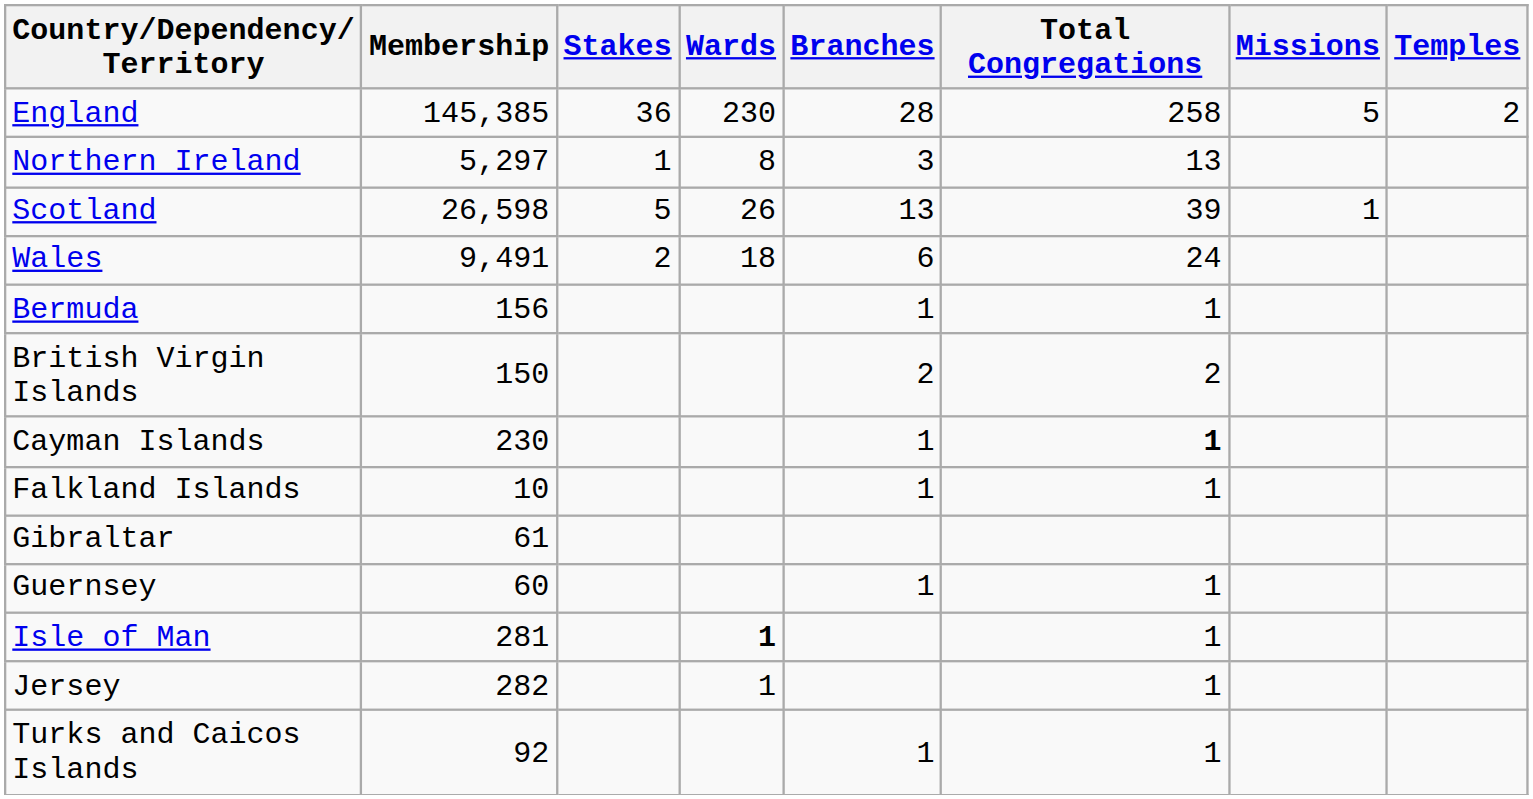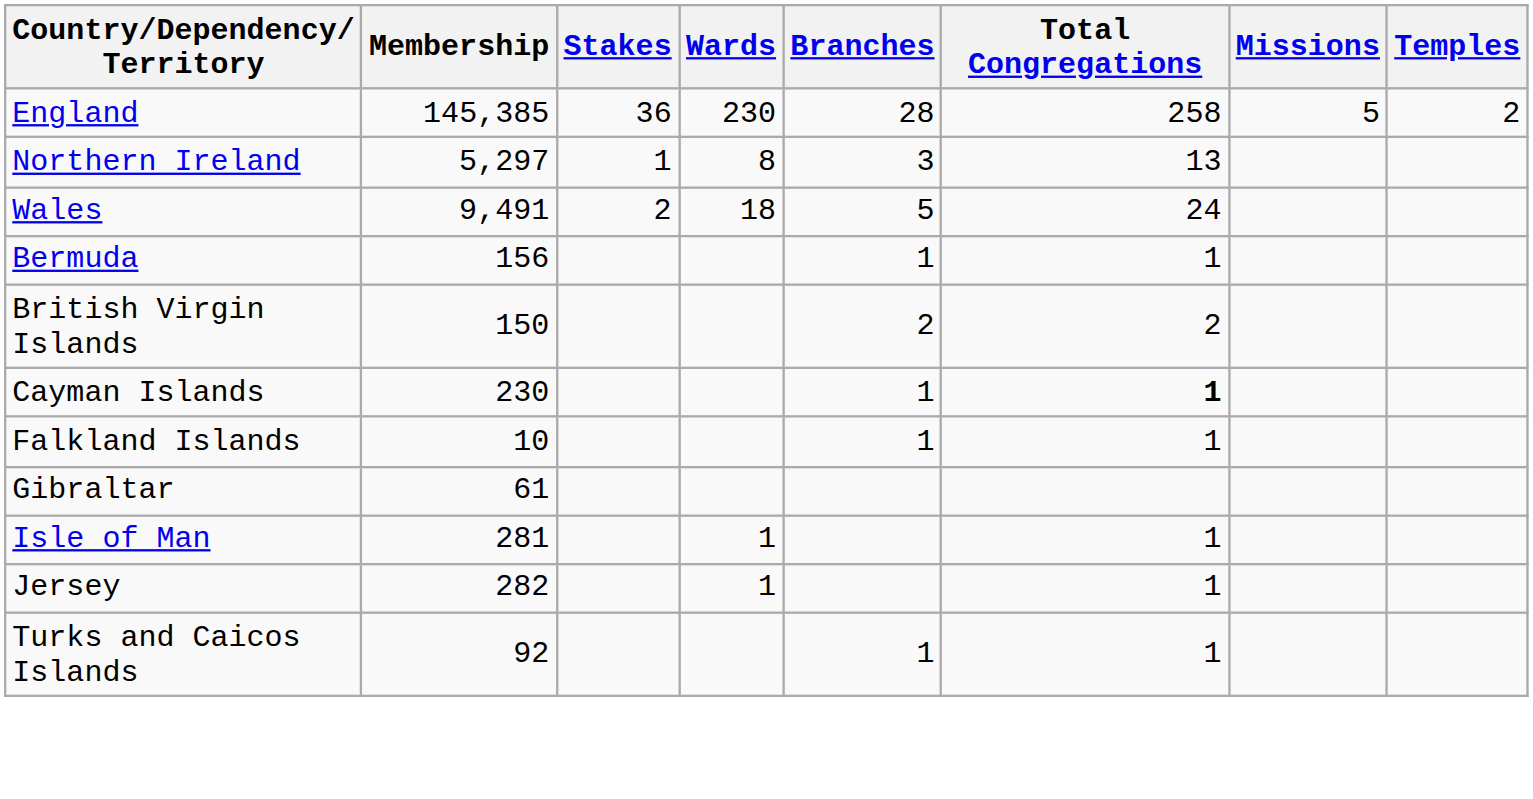- row: (84, 211)
(926, 260) 6 -> (926, 211) 5
- row: (84, 588)
(767, 637) bold -> (767, 539) normal
